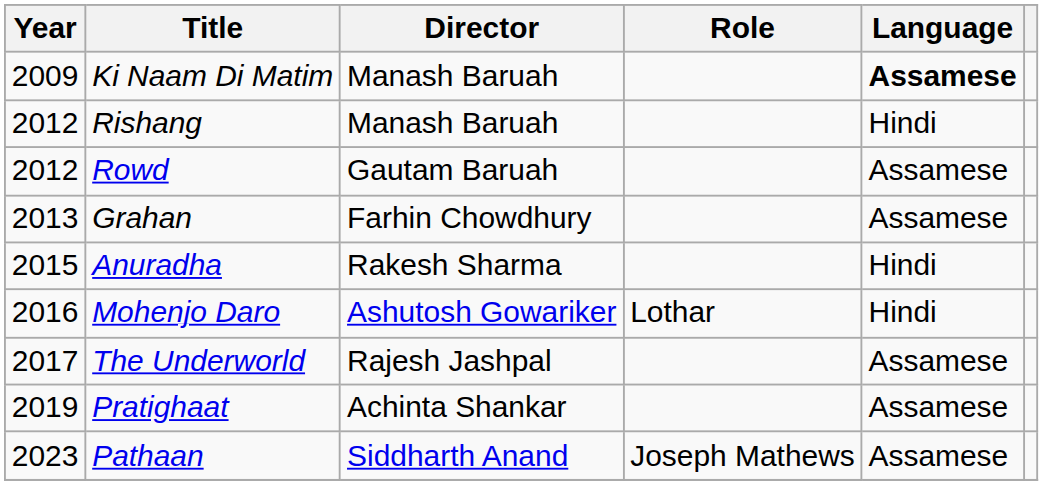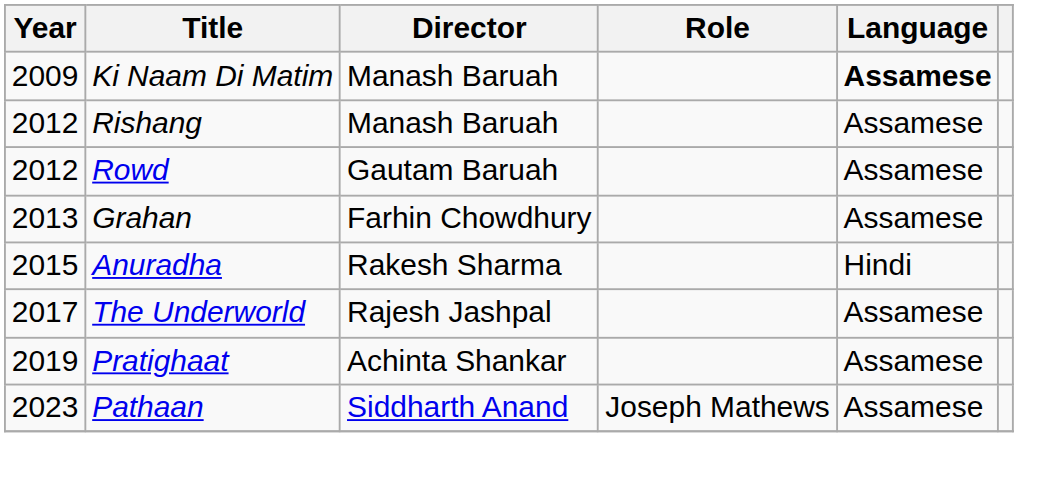(903, 123) Hindi -> (913, 123) Assamese
- row: (186, 312)
